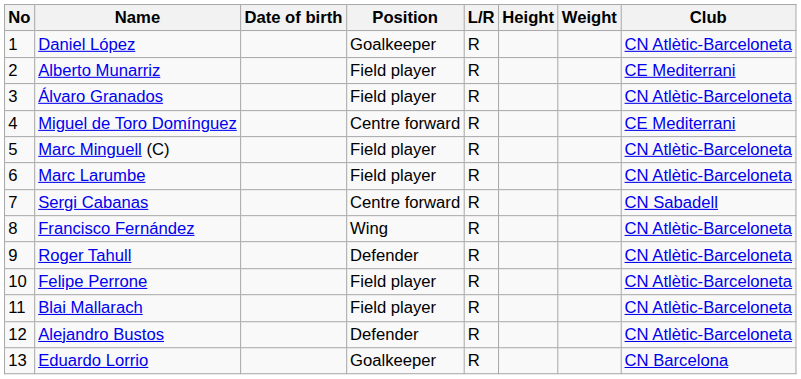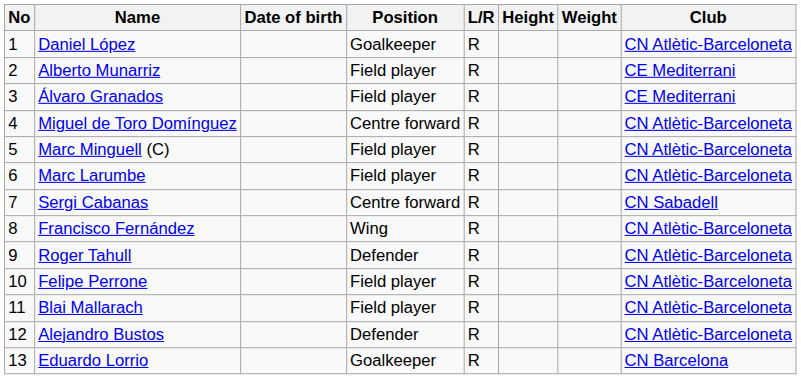(708, 96) CN Atlètic-Barceloneta -> (680, 96) CE Mediterrani
(680, 123) CE Mediterrani -> (708, 123) CN Atlètic-Barceloneta
